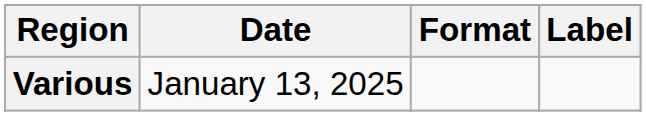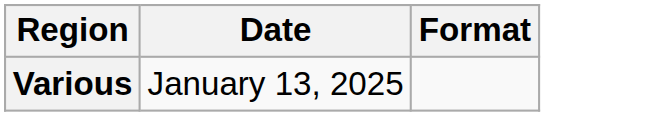- column: (590, 30)
